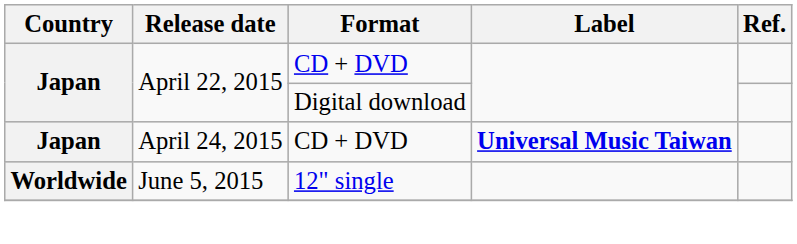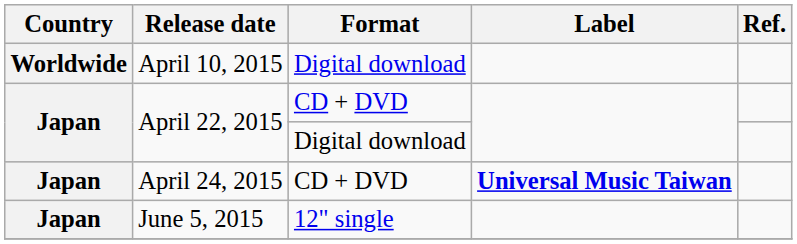+ row: (210, 63)
(69, 180) Worldwide -> (69, 219) Japan
